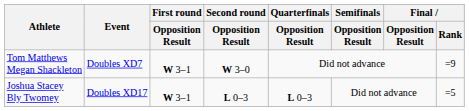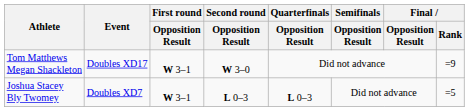(115, 64) Doubles XD7 -> (117, 64) Doubles XD17
(117, 92) Doubles XD17 -> (115, 92) Doubles XD7
